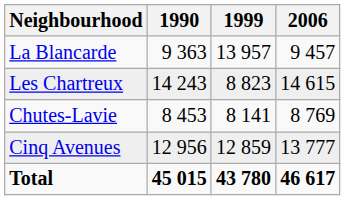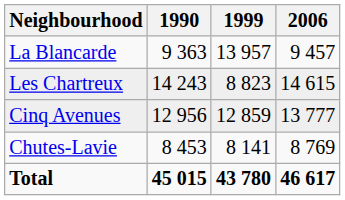rows swapped: (63, 115) <-> (65, 147)
